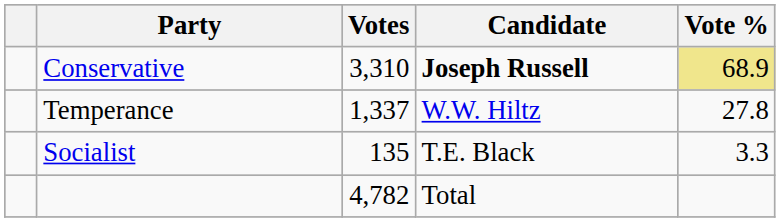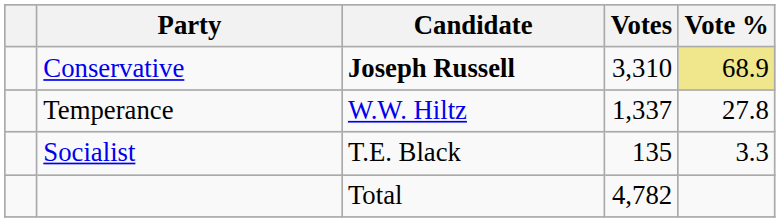columns swapped: (547, 25) <-> (379, 25)
